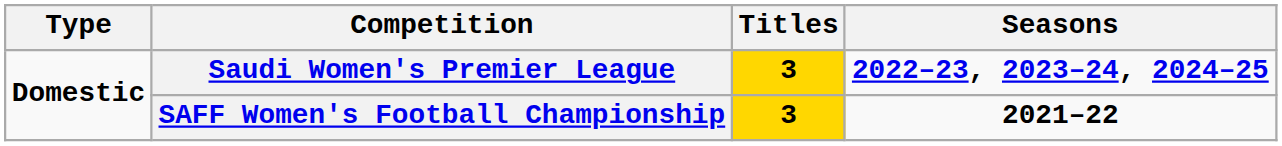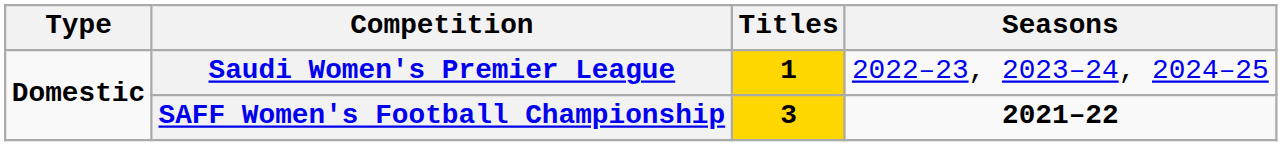(789, 73) 3 -> (789, 73) 1
(1060, 73) bold -> (1060, 73) normal
